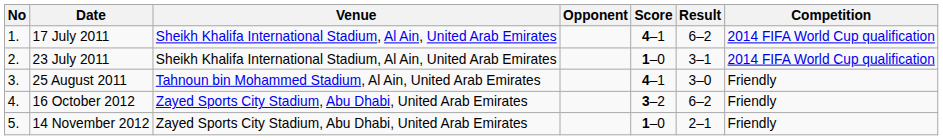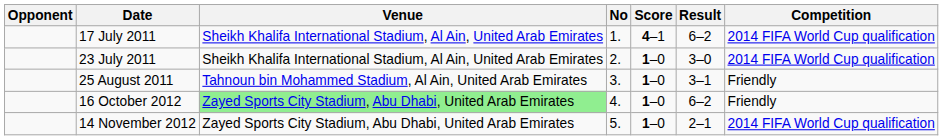columns swapped: (17, 15) <-> (595, 15)
(700, 58) 3–1 -> (700, 58) 3–0
(653, 80) 4–1 -> (653, 80) 1–0
(700, 80) 3–0 -> (700, 80) 3–1
(342, 102) no background -> (388, 102) lightgreen background
(653, 102) 3–2 -> (653, 102) 1–0
(752, 123) Friendly -> (831, 123) 2014 FIFA World Cup qualification
